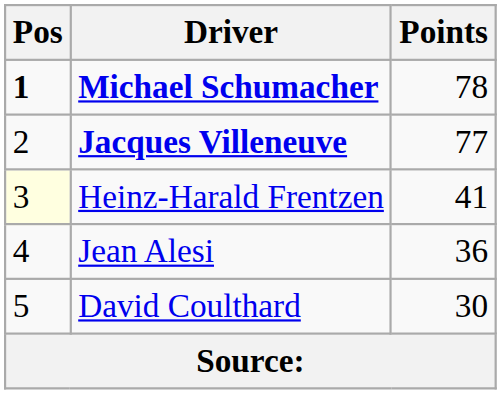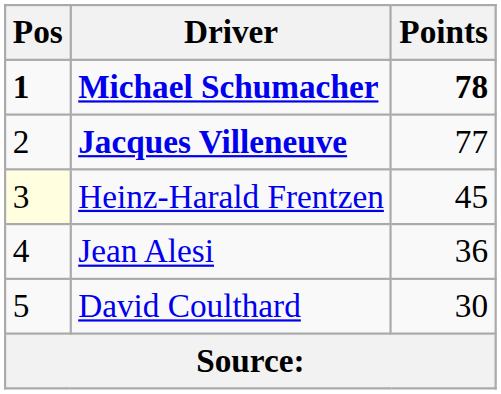(471, 87) normal -> (471, 87) bold
(471, 196) 41 -> (471, 196) 45
